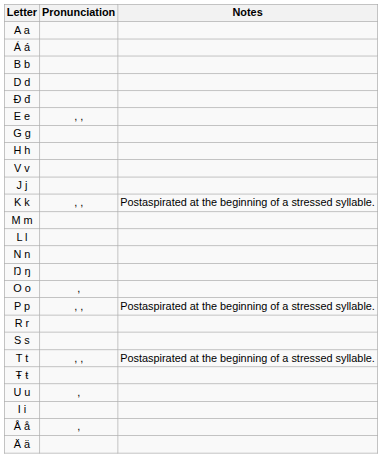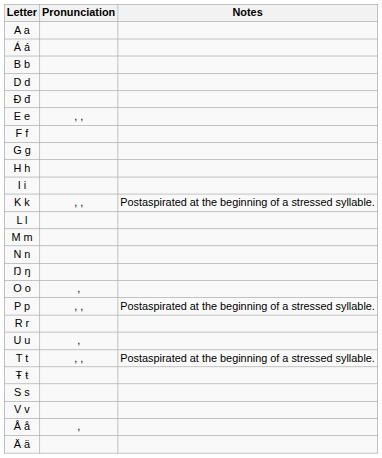+ row: (22, 133)
rows swapped: (22, 409) <-> (22, 168)
- row: (22, 185)
rows swapped: (22, 237) <-> (22, 220)
rows swapped: (22, 340) <-> (22, 392)
